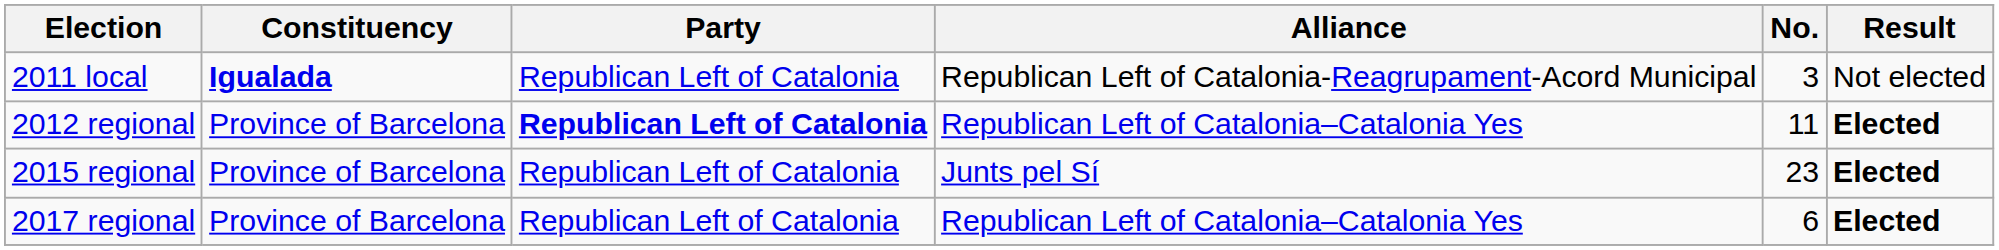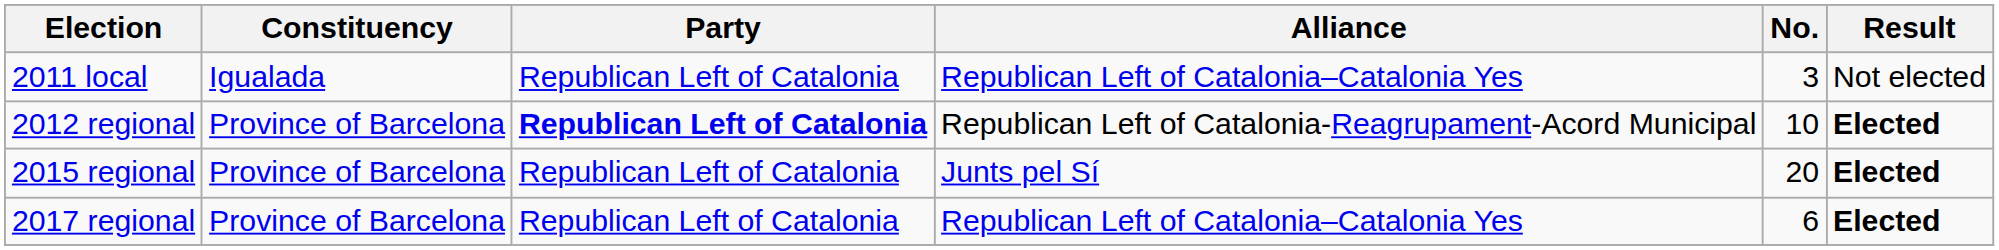(270, 76) bold -> (267, 76) normal
(1349, 76) Republican Left of Catalonia-Reagrupament-Acord Municipal -> (1232, 76) Republican Left of Catalonia–Catalonia Yes
(1232, 124) Republican Left of Catalonia–Catalonia Yes -> (1349, 124) Republican Left of Catalonia-Reagrupament-Acord Municipal
(1803, 124) 11 -> (1802, 124) 10
(1802, 172) 23 -> (1802, 172) 20
